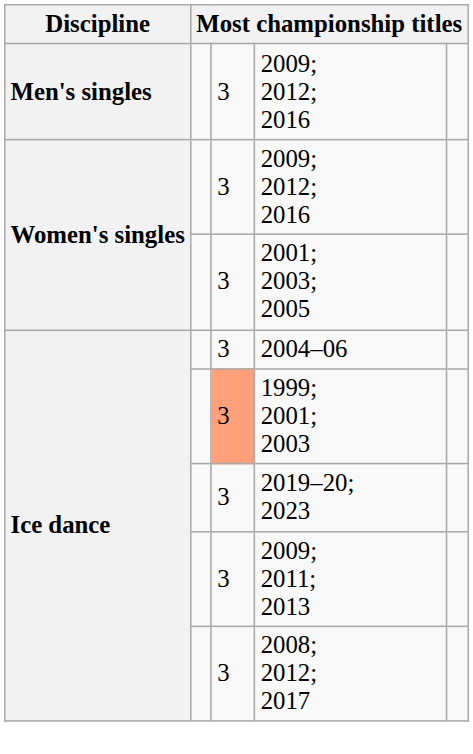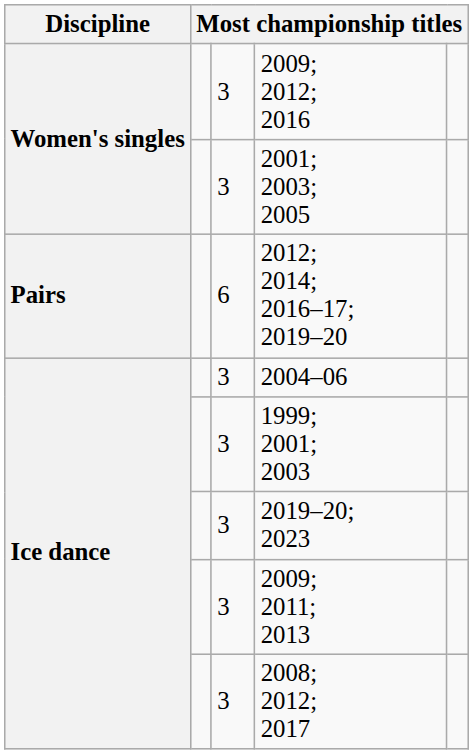- row: (81, 91)
+ row: (38, 295)
(223, 416) lightsalmon background -> (223, 444) no background
